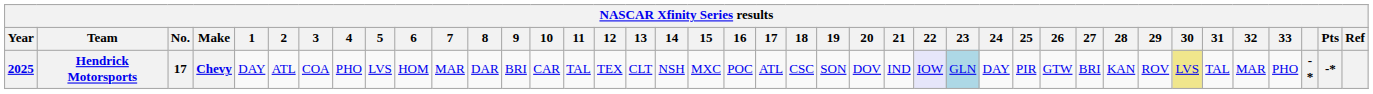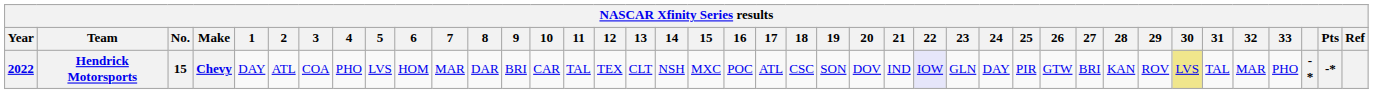(21, 69) 2025 -> (21, 69) 2022
(180, 69) 17 -> (180, 69) 15
(963, 69) lightblue background -> (963, 69) no background
